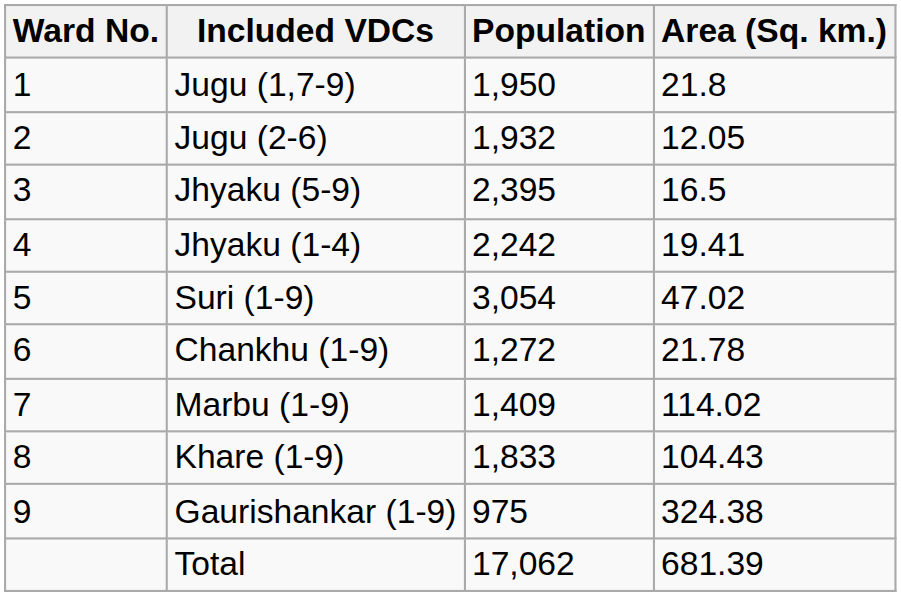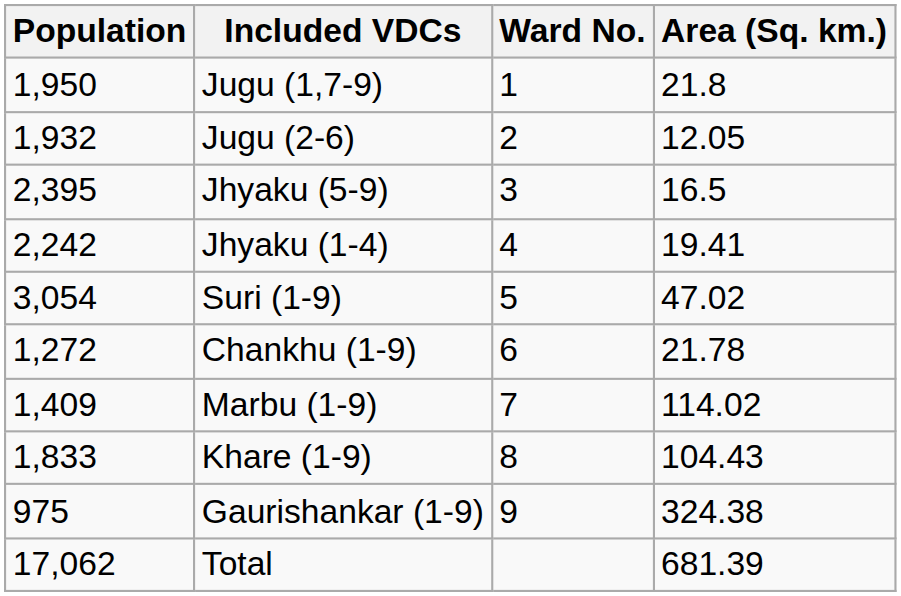columns swapped: (86, 31) <-> (559, 31)
